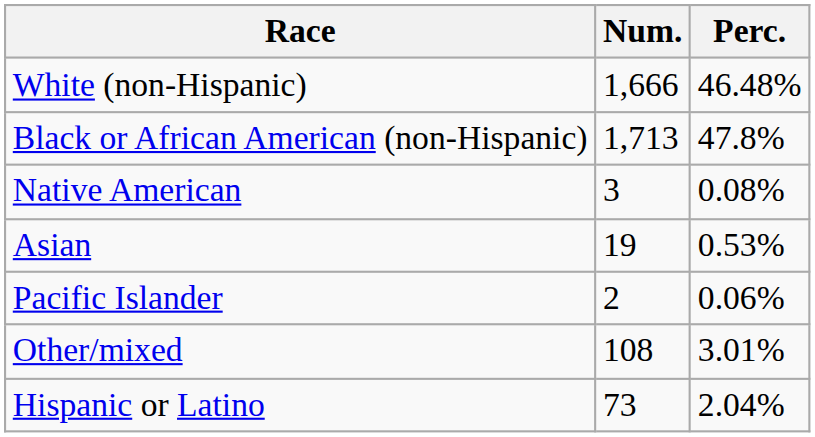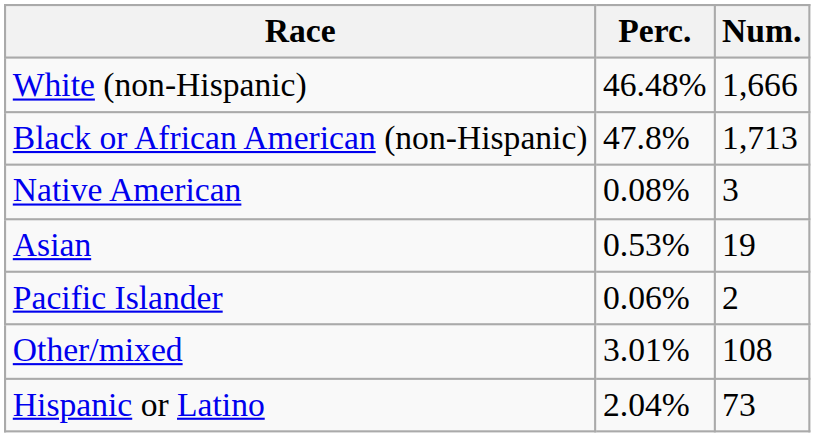columns swapped: (643, 31) <-> (750, 31)
